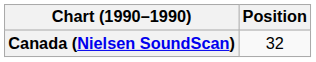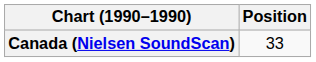(275, 43) 32 -> (275, 43) 33
